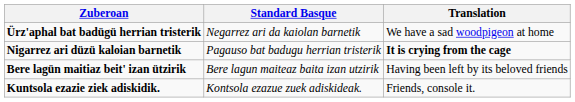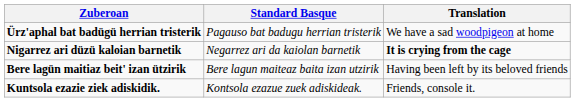(283, 32) Negarrez ari da kaiolan barnetik -> (294, 32) Pagauso bat badugu herrian tristerik
(294, 50) Pagauso bat badugu herrian tristerik -> (283, 50) Negarrez ari da kaiolan barnetik
